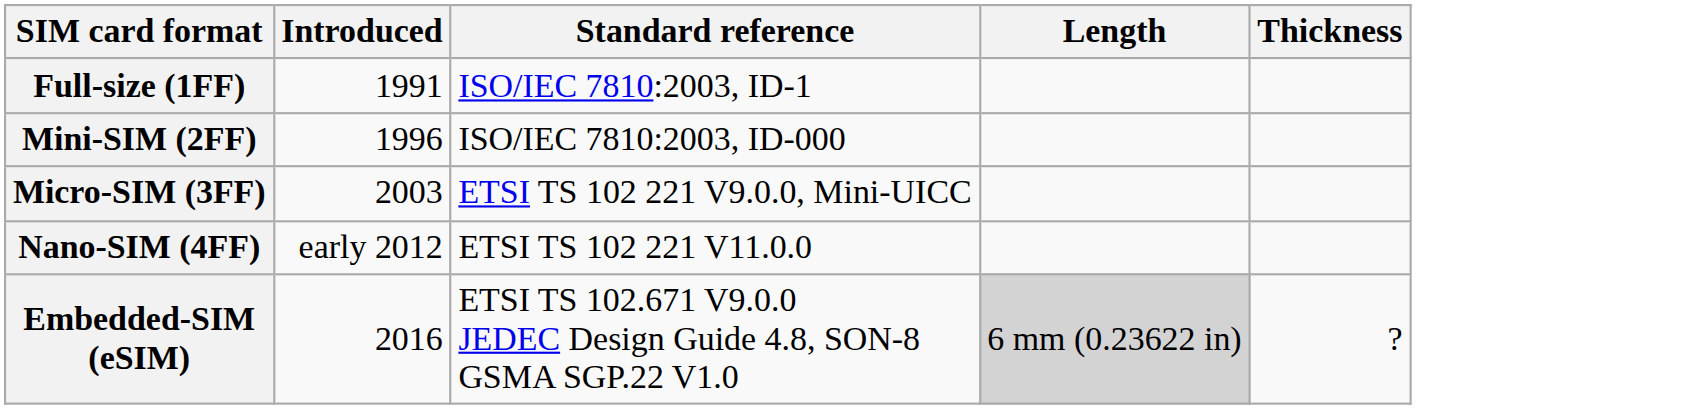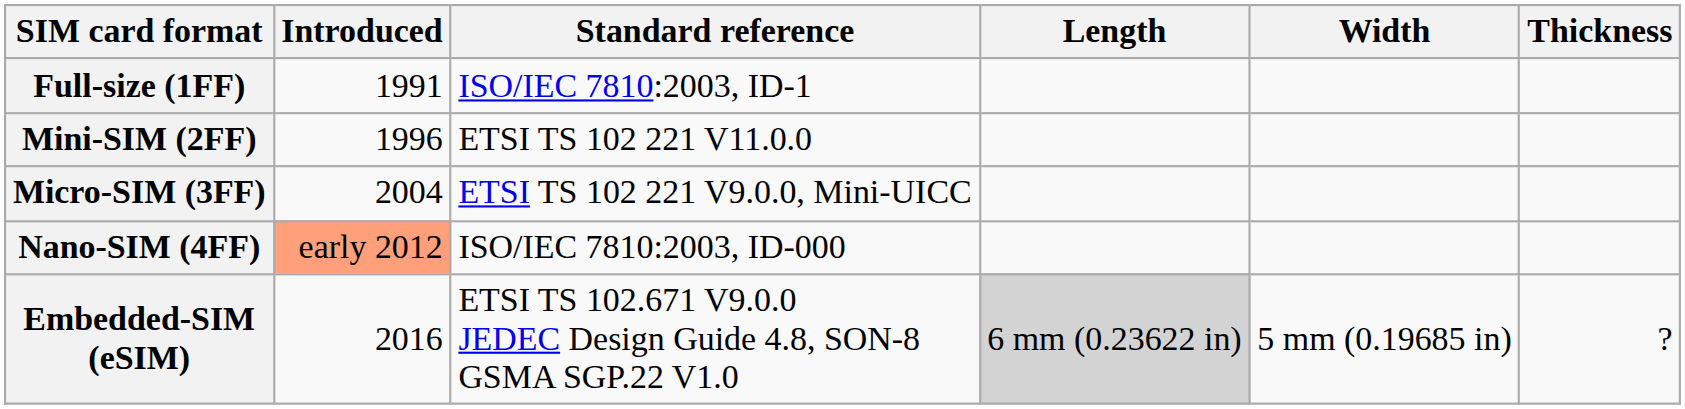+ column: (1385, 31)
(652, 138) ISO/IEC 7810:2003, ID-000 -> (635, 138) ETSI TS 102 221 V11.0.0
(409, 192) 2003 -> (409, 192) 2004
(371, 246) no background -> (371, 246) lightsalmon background
(635, 246) ETSI TS 102 221 V11.0.0 -> (652, 246) ISO/IEC 7810:2003, ID-000
